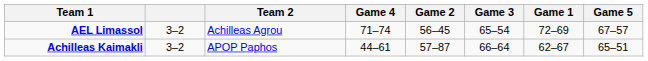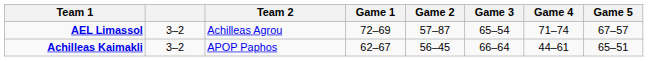columns swapped: (554, 13) <-> (375, 13)
(435, 30) 56–45 -> (435, 30) 57–87
(435, 47) 57–87 -> (435, 47) 56–45
